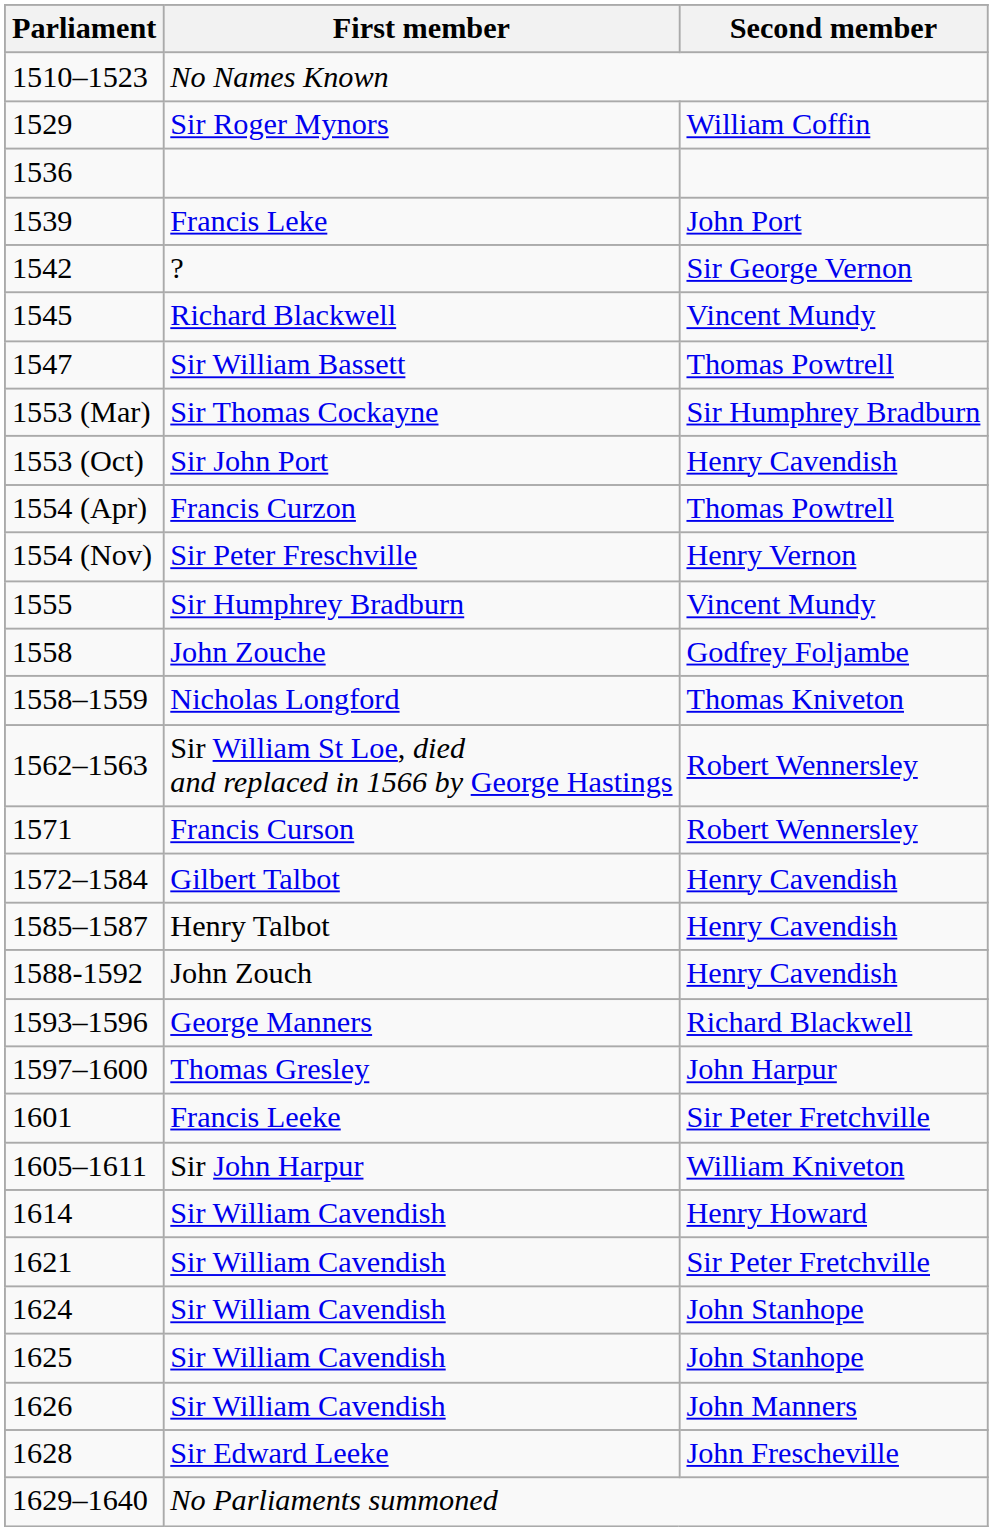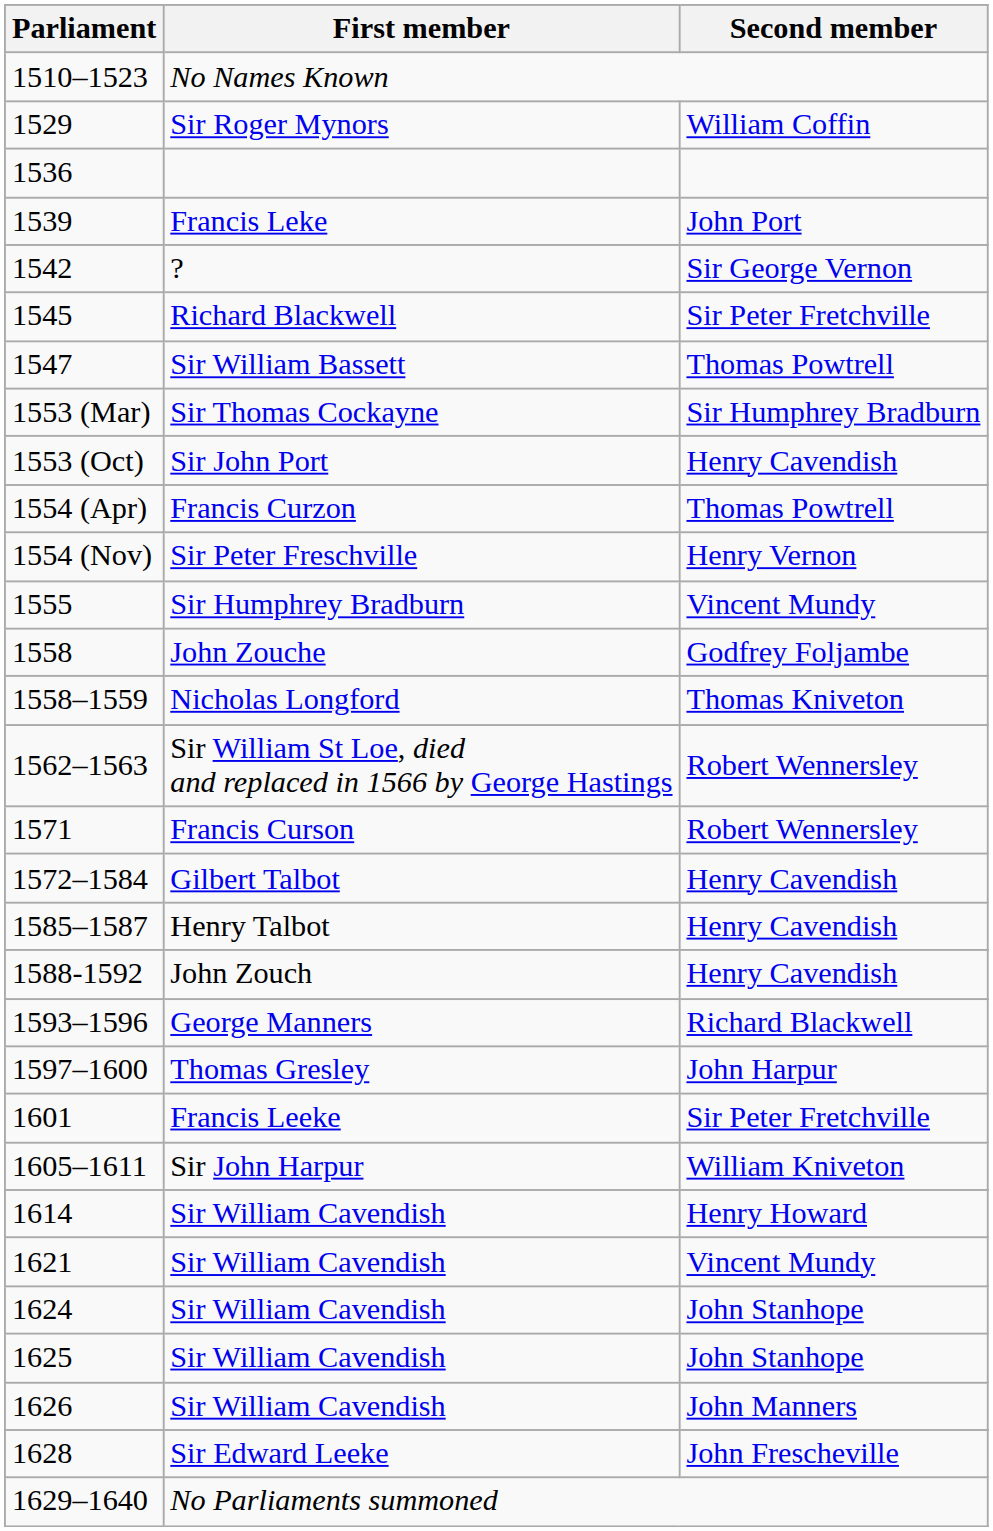(781, 316) Vincent Mundy -> (808, 316) Sir Peter Fretchville
(808, 1261) Sir Peter Fretchville -> (781, 1261) Vincent Mundy
